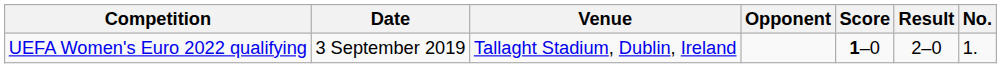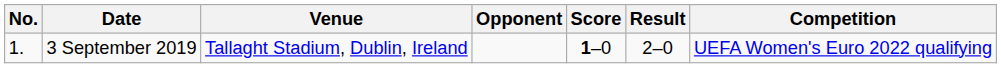columns swapped: (977, 18) <-> (158, 18)
